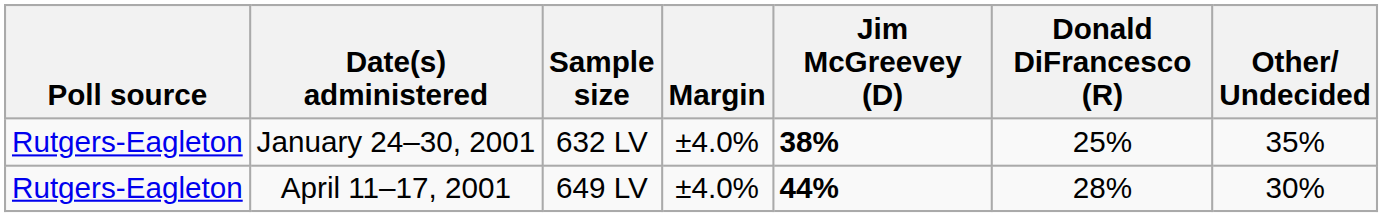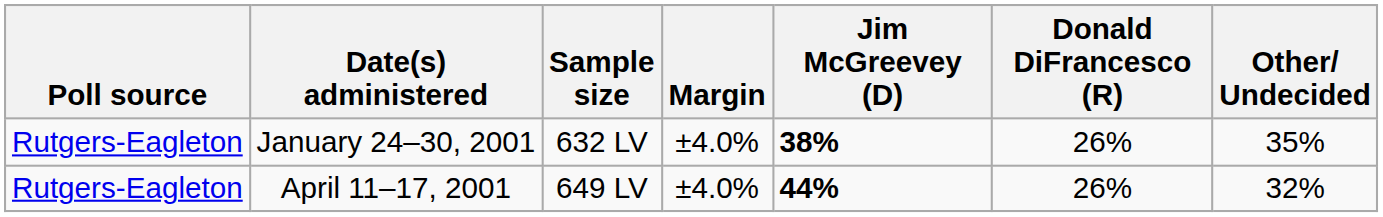(1102, 142) 25% -> (1102, 142) 26%
(1102, 189) 28% -> (1102, 189) 26%
(1295, 189) 30% -> (1295, 189) 32%
